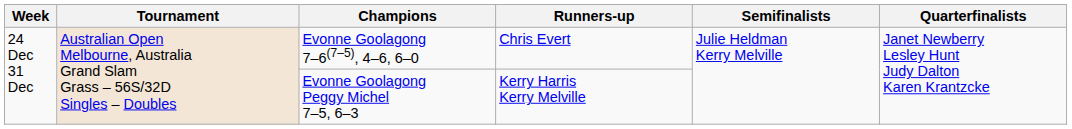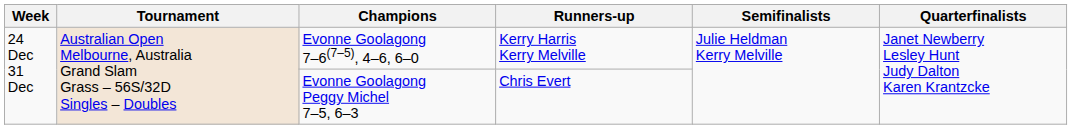(535, 39) Chris Evert -> (542, 47) Kerry Harris Kerry Melville
(542, 89) Kerry Harris Kerry Melville -> (535, 81) Chris Evert
